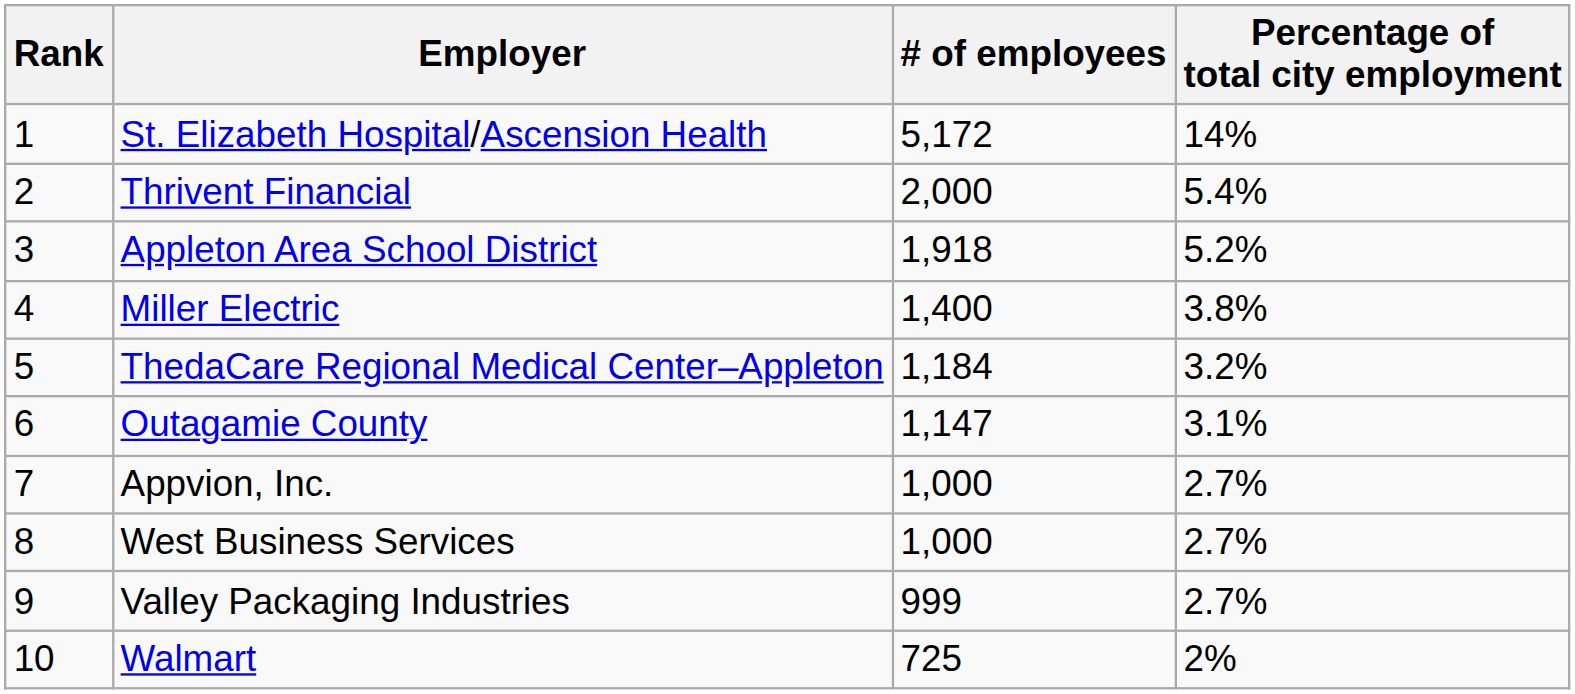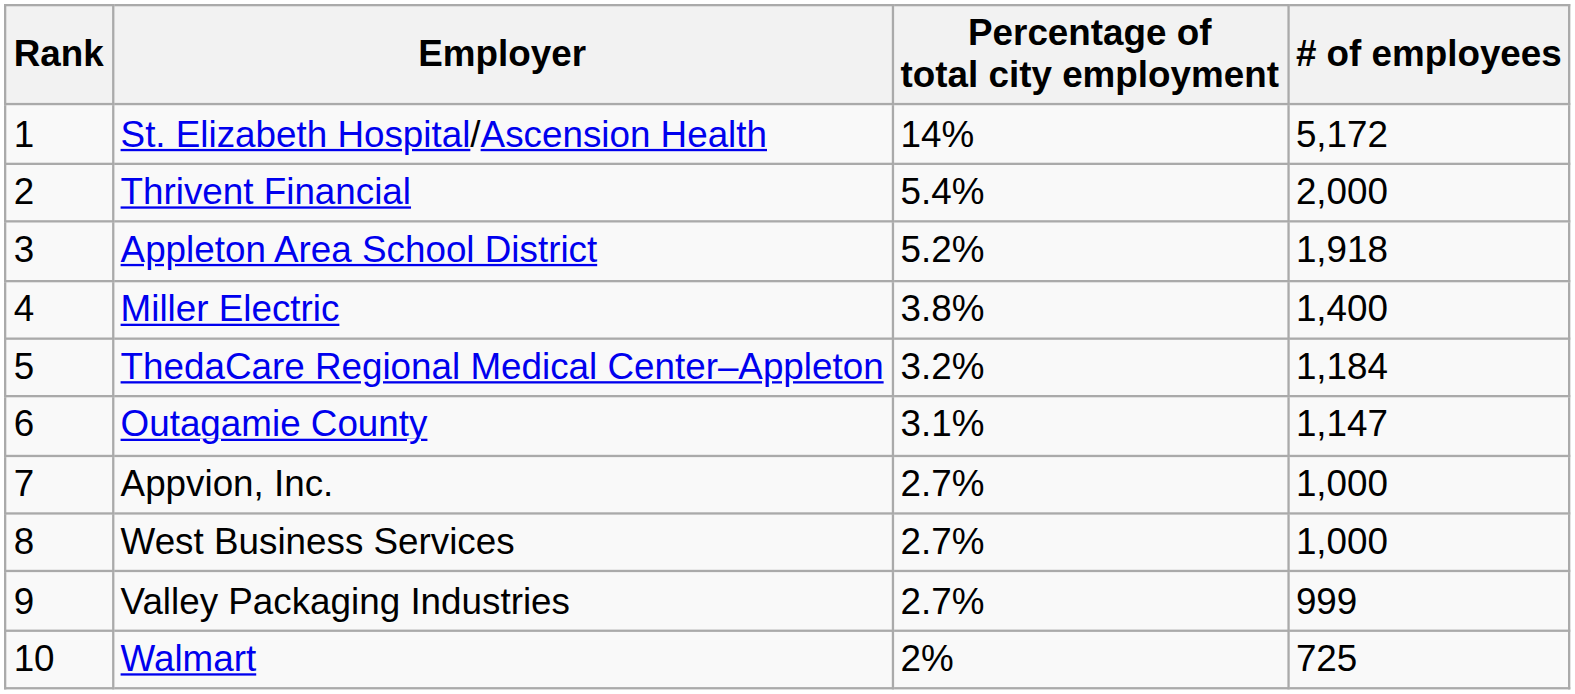columns swapped: (1034, 54) <-> (1373, 54)
